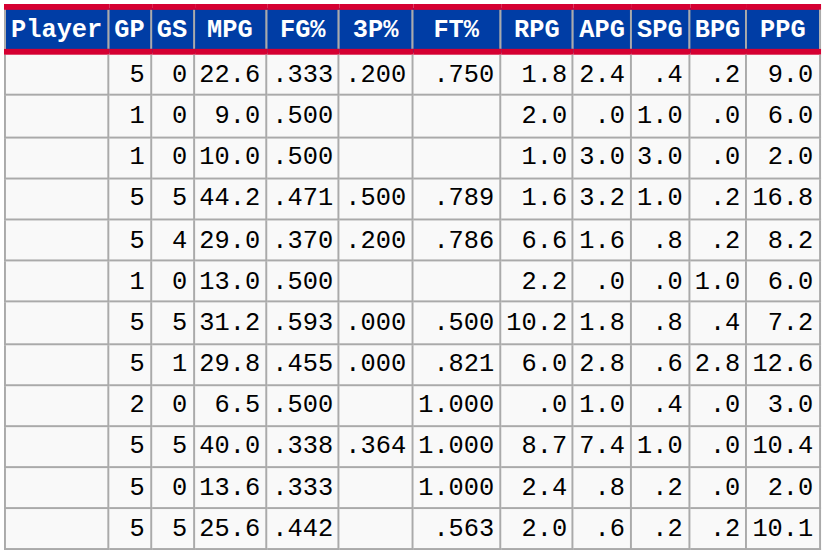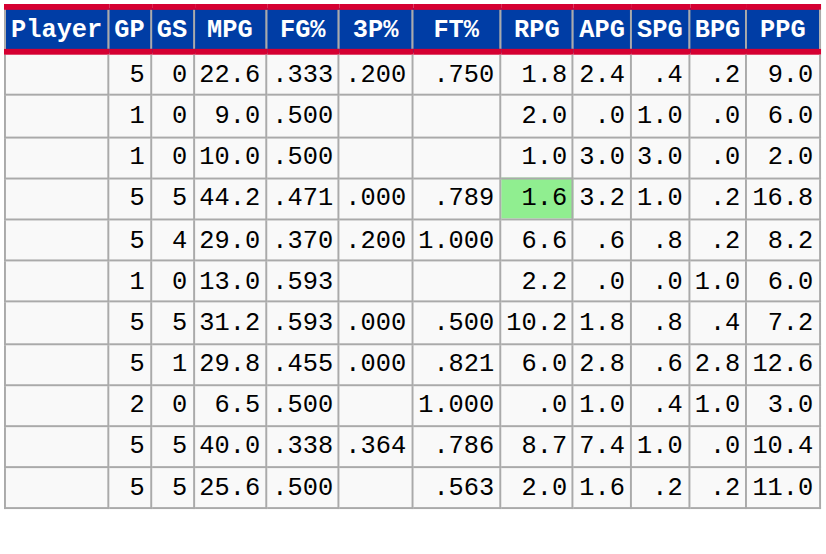(376, 199) .500 -> (376, 199) .000
(544, 199) no background -> (544, 199) lightgreen background
(464, 240) .786 -> (456, 240) 1.000
(602, 240) 1.6 -> (610, 240) .6
(303, 281) .500 -> (303, 281) .593
(725, 405) .0 -> (718, 405) 1.0
(456, 447) 1.000 -> (464, 447) .786
- row: (230, 488)
(303, 529) .442 -> (303, 488) .500
(610, 529) .6 -> (602, 488) 1.6
(783, 529) 10.1 -> (783, 488) 11.0
